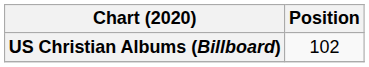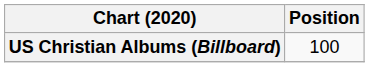(324, 47) 102 -> (324, 47) 100
